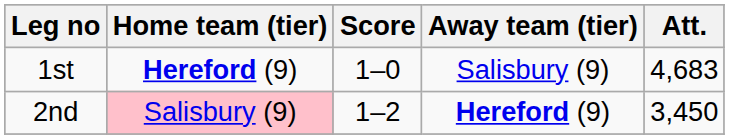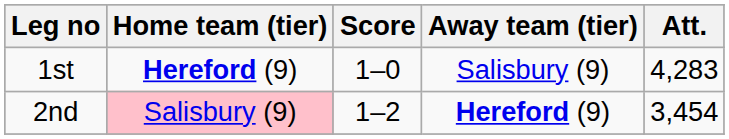(684, 69) 4,683 -> (684, 69) 4,283
(684, 112) 3,450 -> (684, 112) 3,454
